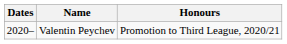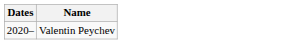- column: (200, 13)
